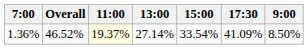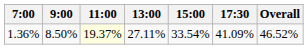columns swapped: (284, 14) <-> (65, 14)
(155, 34) 27.14% -> (146, 34) 27.11%
